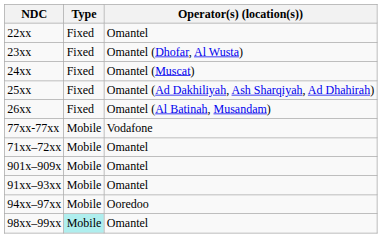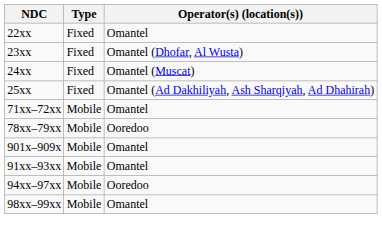- row: (19, 109)
- row: (33, 128)
+ row: (34, 128)
(84, 223) paleturquoise background -> (84, 204) no background
